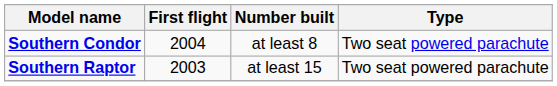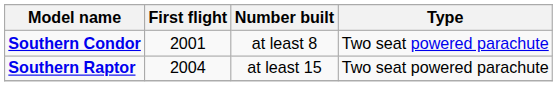(188, 43) 2004 -> (188, 43) 2001
(188, 69) 2003 -> (188, 69) 2004
